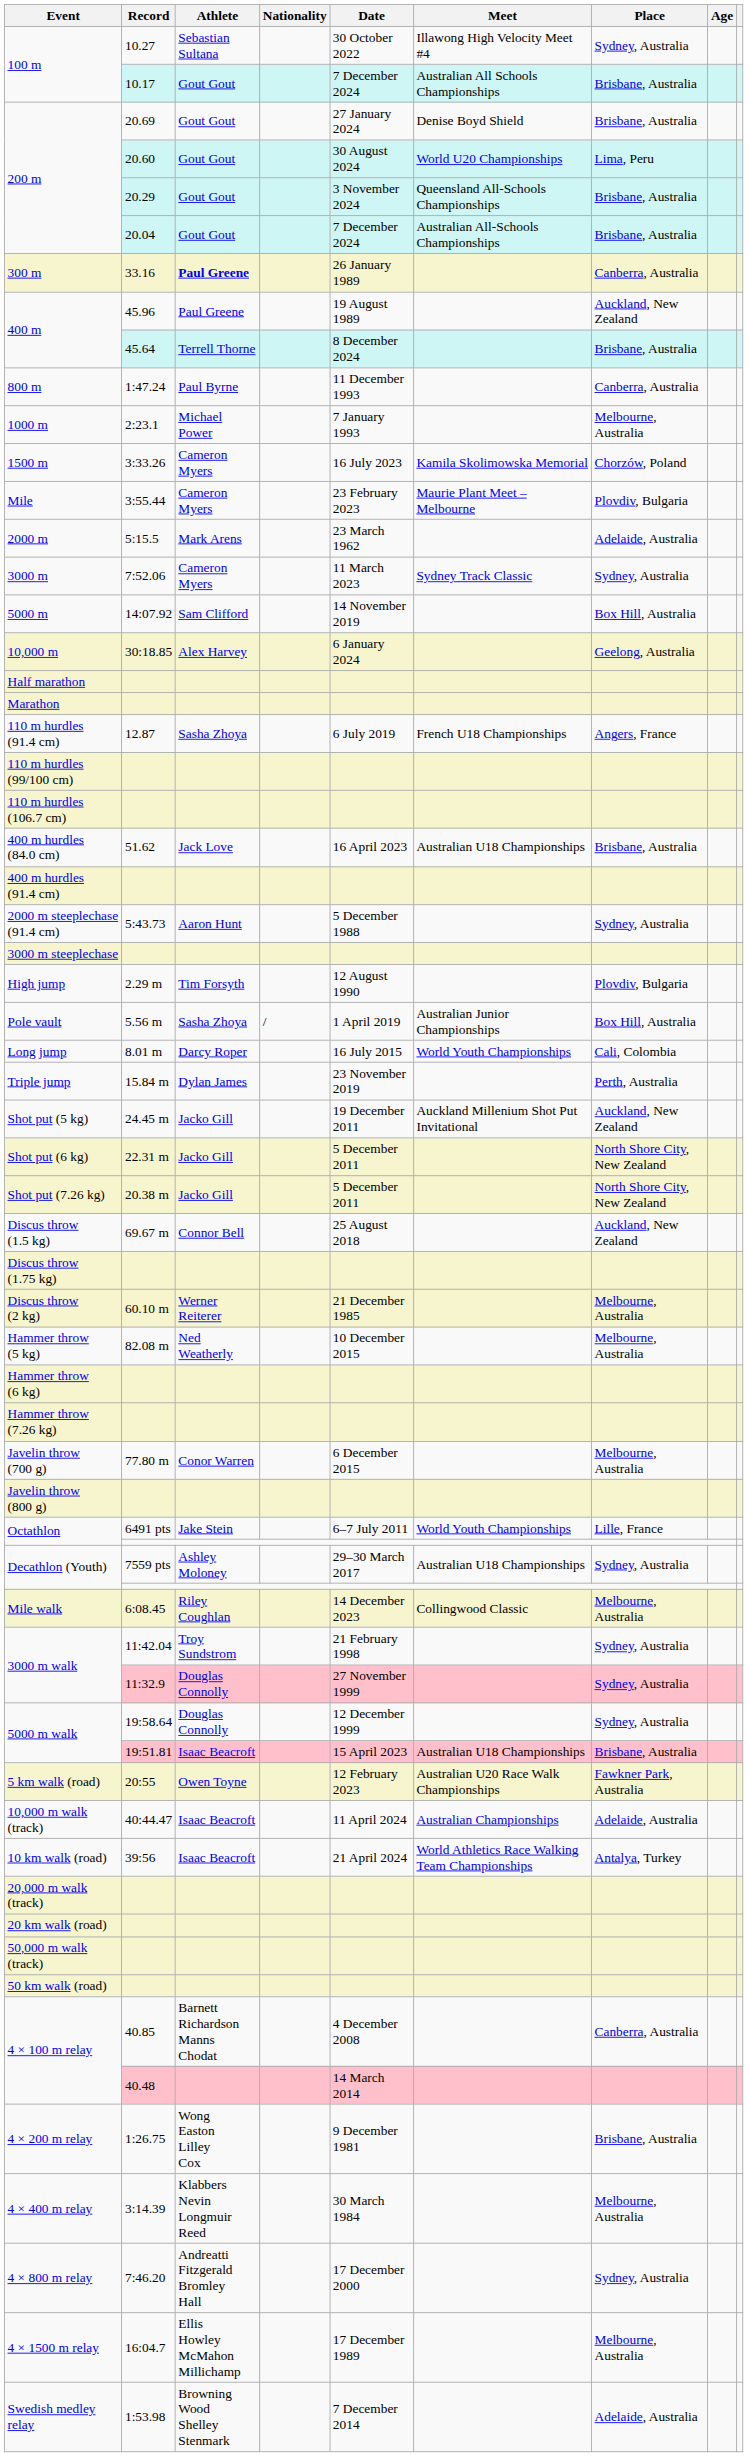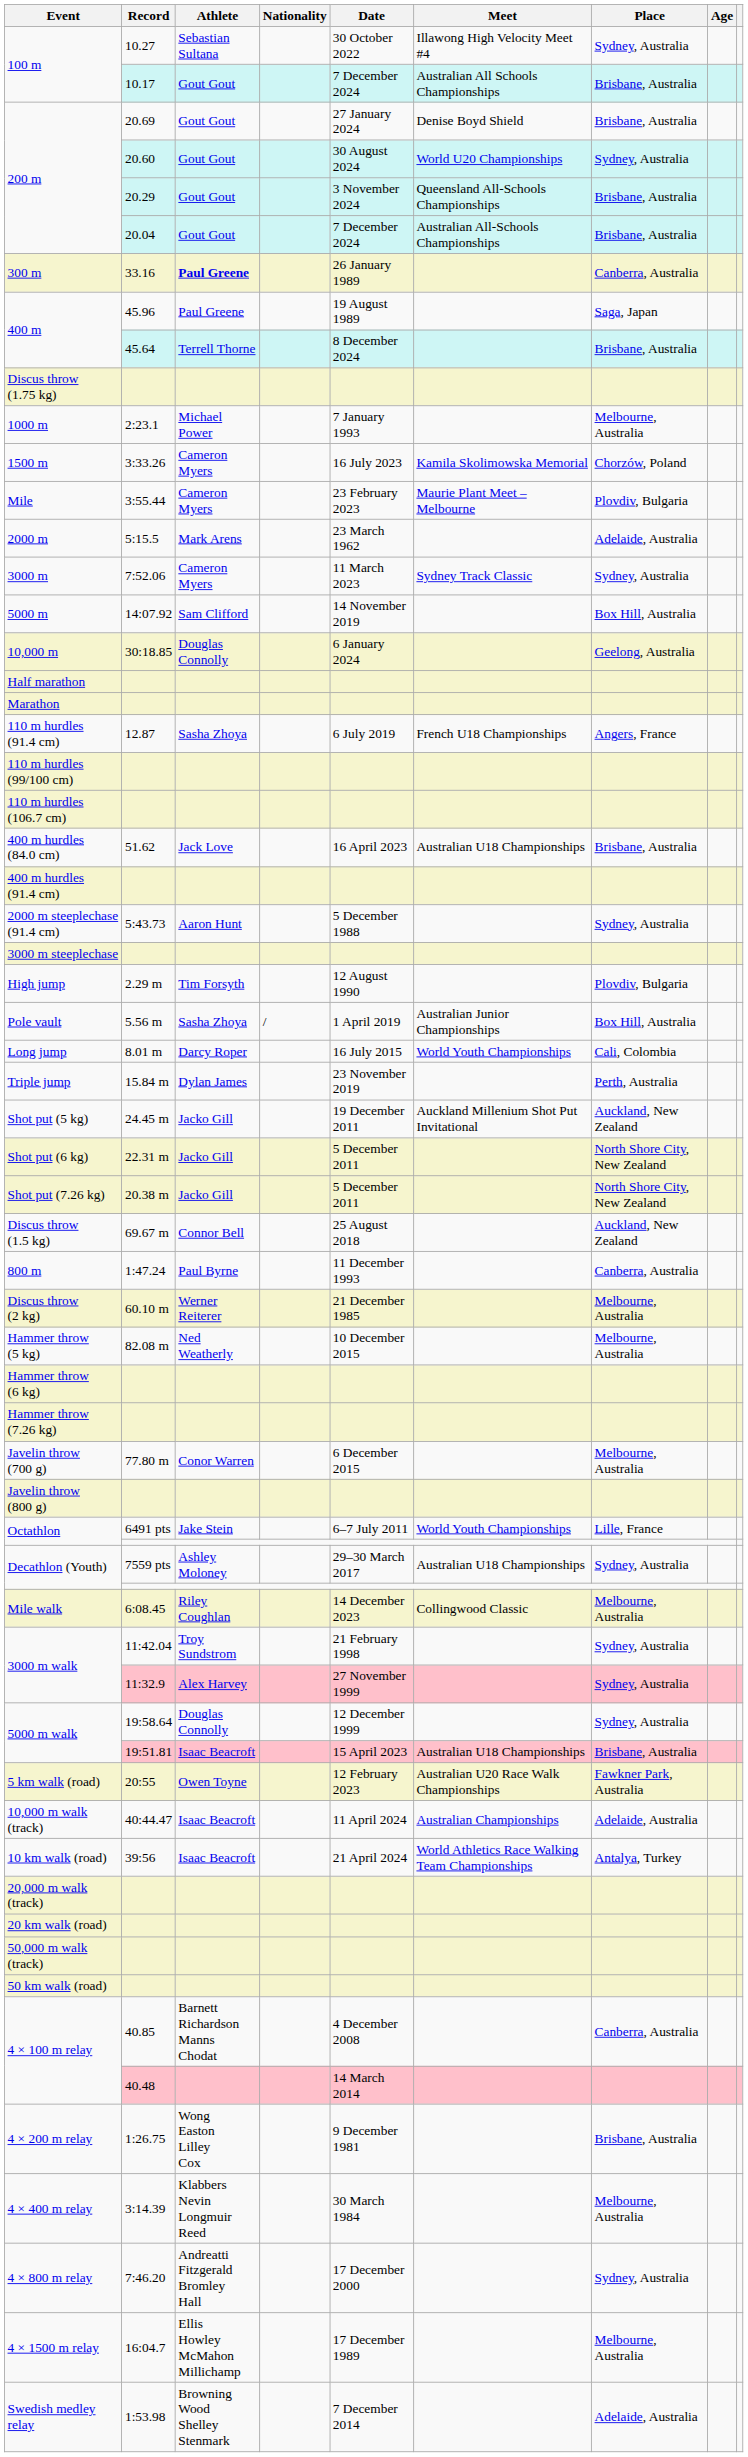(624, 159) Lima, Peru -> (642, 159) Sydney, Australia
(637, 310) Auckland, New Zealand -> (626, 310) Saga, Japan
rows swapped: (24, 386) <-> (43, 1270)
(213, 652) Alex Harvey -> (203, 652) Douglas Connolly
(203, 1684) Douglas Connolly -> (213, 1684) Alex Harvey
